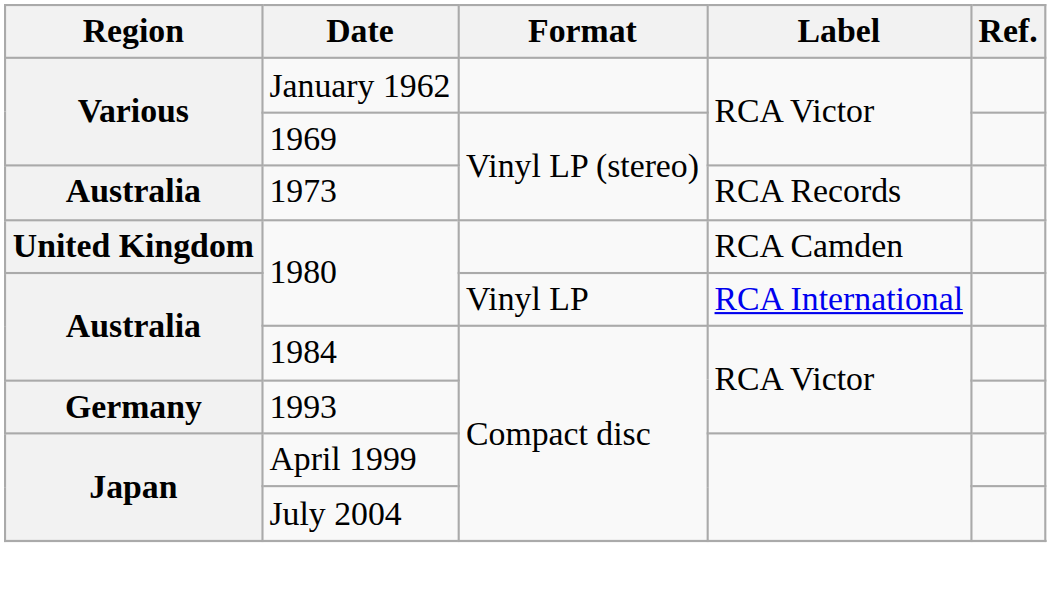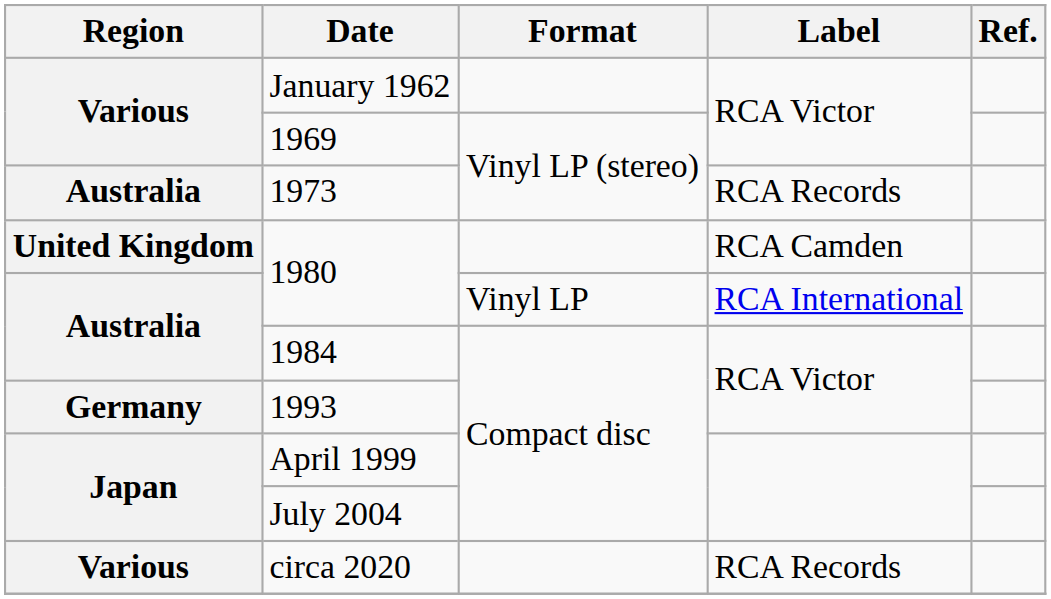+ row: (133, 566)
